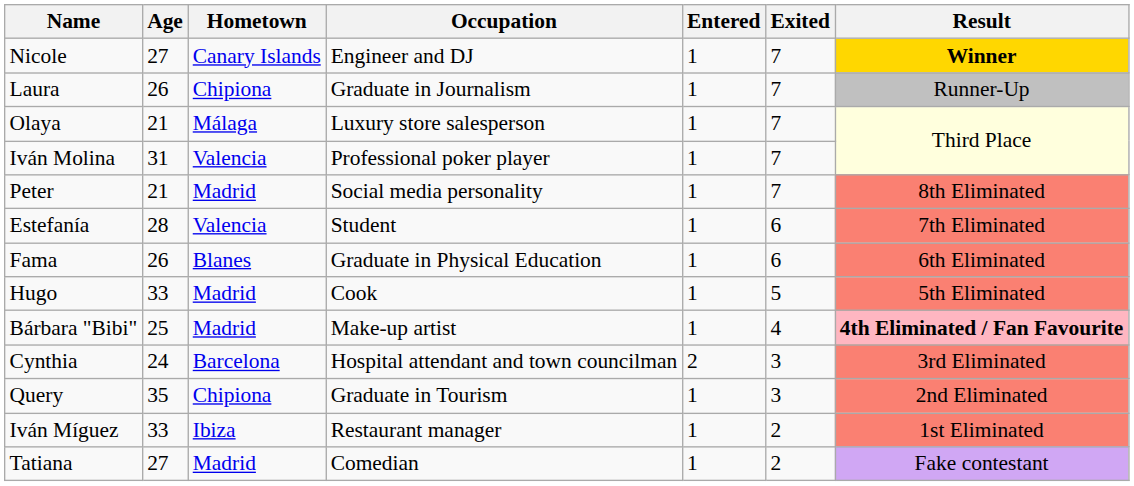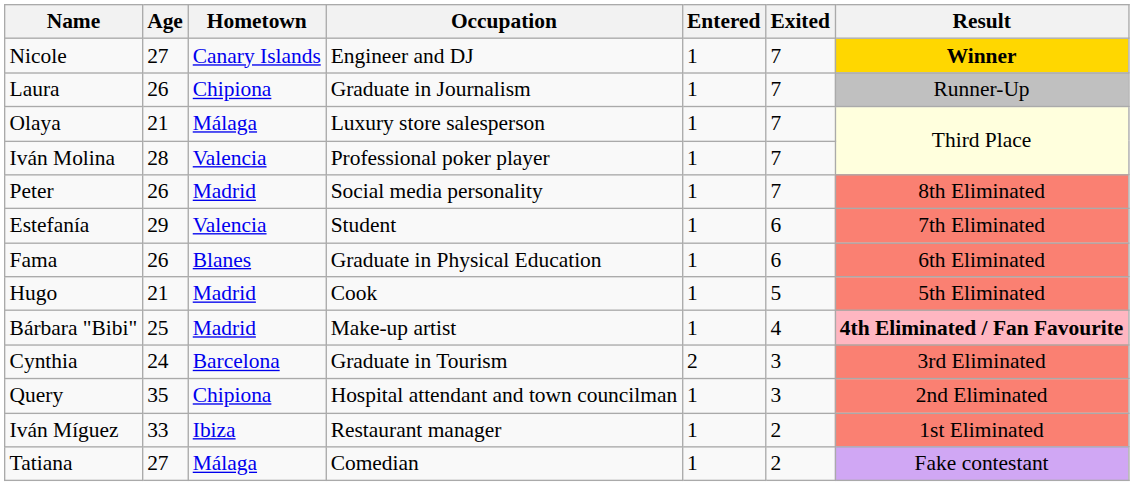(158, 157) 31 -> (158, 157) 28
(158, 191) 21 -> (158, 191) 26
(158, 225) 28 -> (158, 225) 29
(158, 293) 33 -> (158, 293) 21
(504, 361) Hospital attendant and town councilman -> (419, 361) Graduate in Tourism
(419, 395) Graduate in Tourism -> (504, 395) Hospital attendant and town councilman
(224, 463) Madrid -> (225, 463) Málaga
